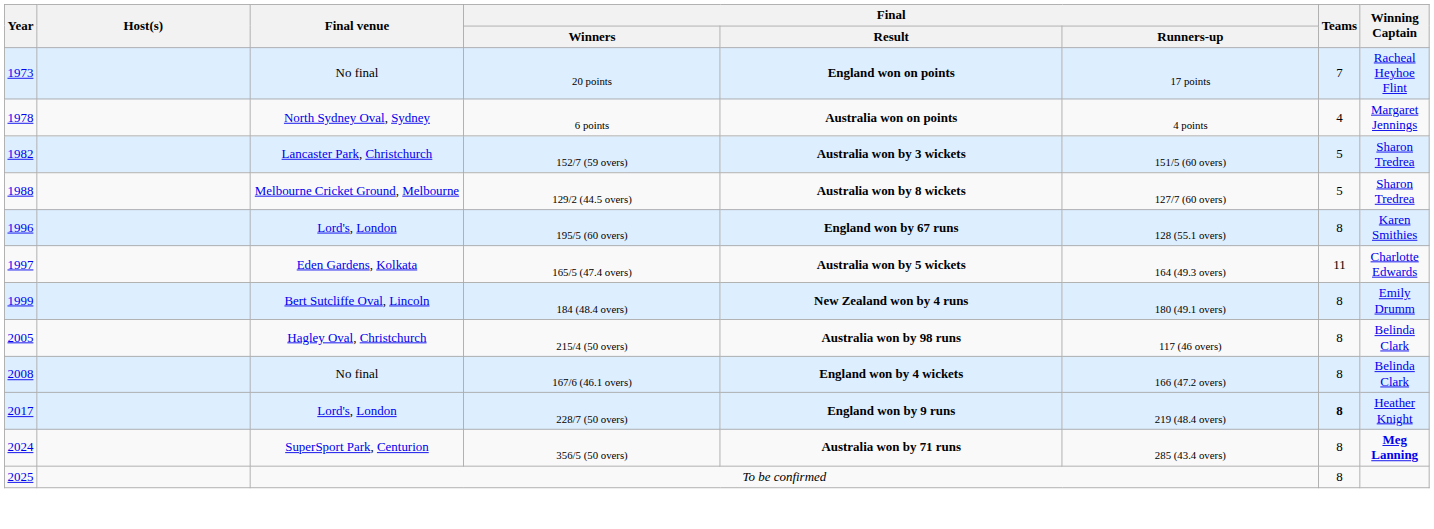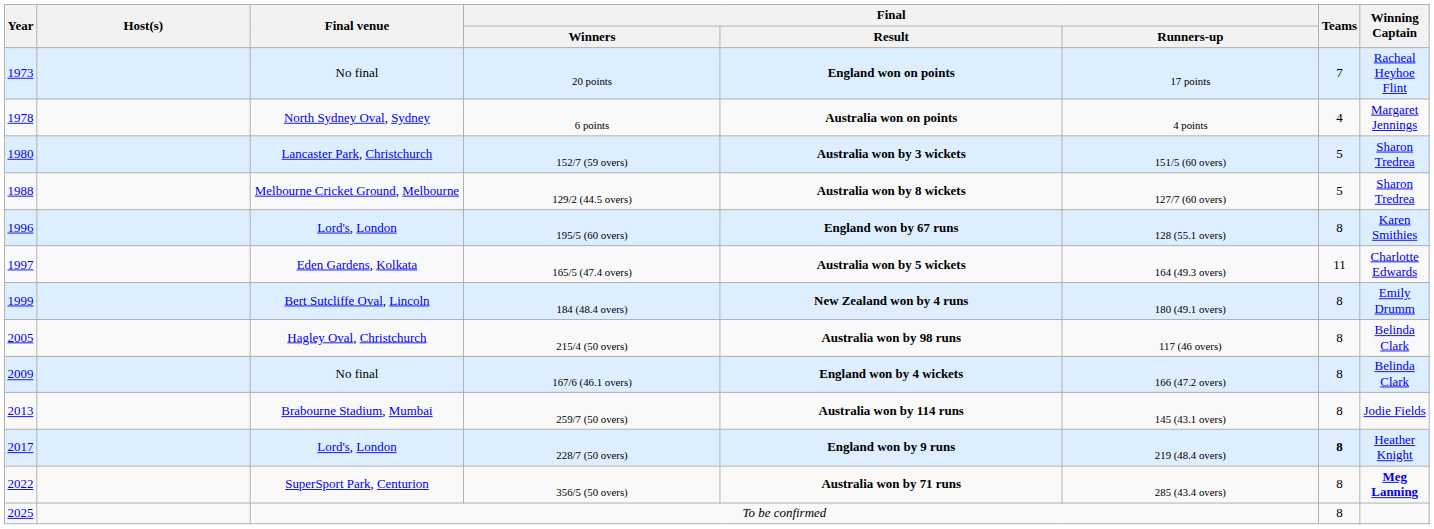(20, 154) 1982 -> (20, 154) 1980
(20, 374) 2008 -> (20, 374) 2009
+ row: (592, 419)
(20, 448) 2024 -> (20, 484) 2022
